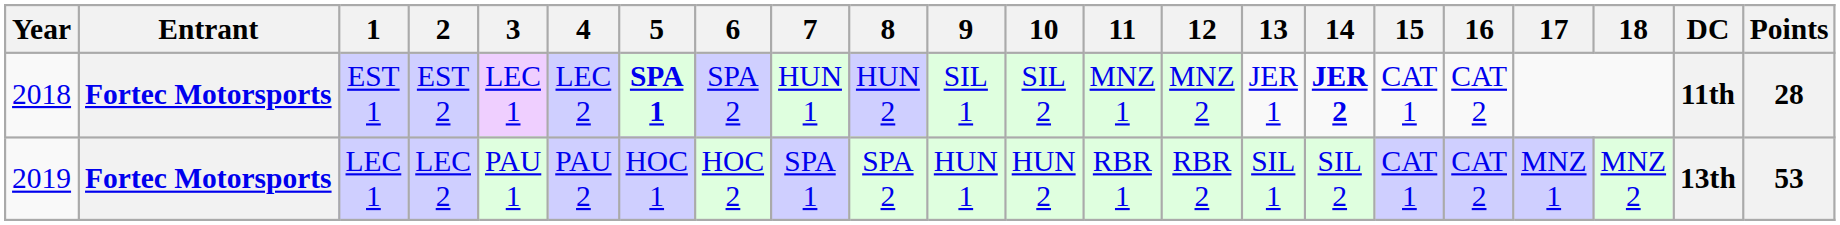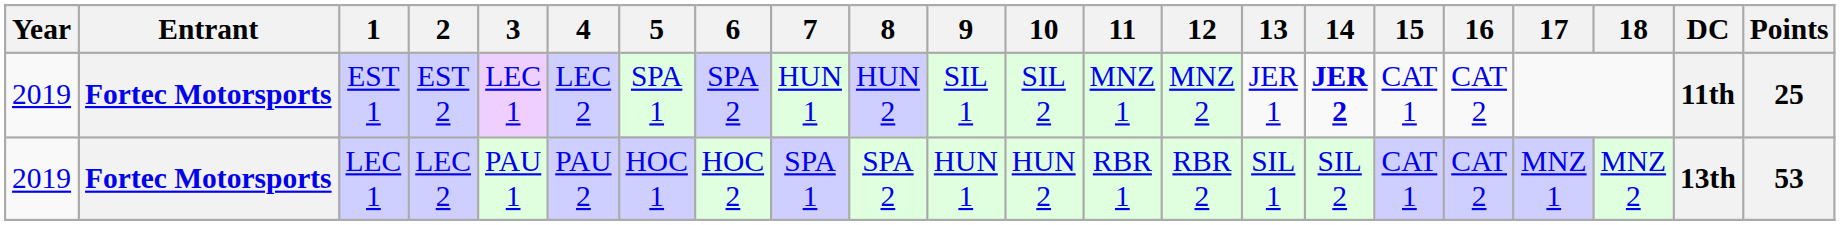(42, 94) 2018 -> (42, 94) 2019
(657, 94) bold -> (657, 94) normal
(1789, 94) 28 -> (1789, 94) 25
